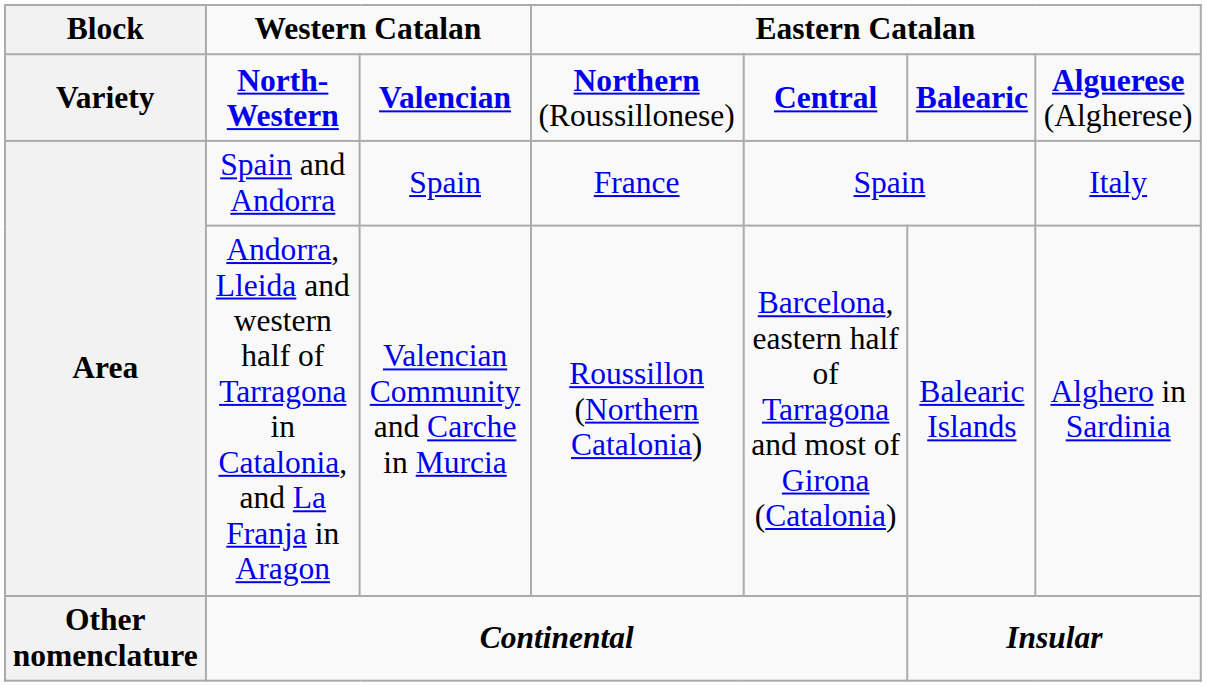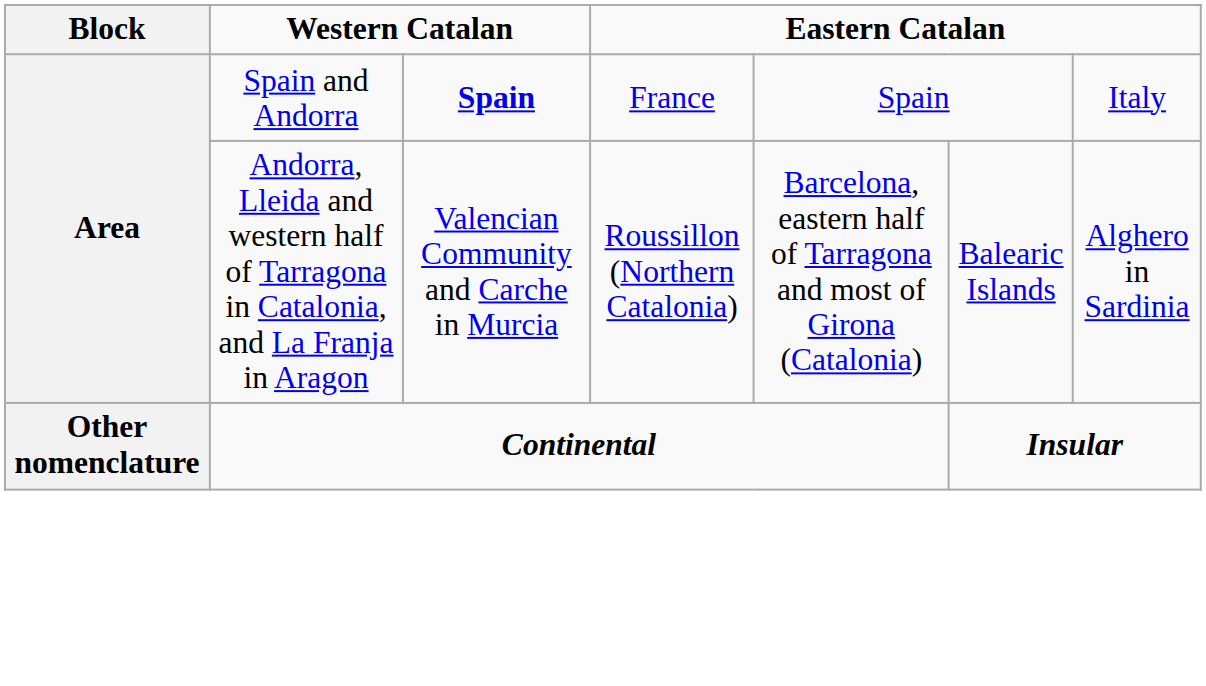- row: (283, 97)
(445, 182) normal -> (496, 97) bold
